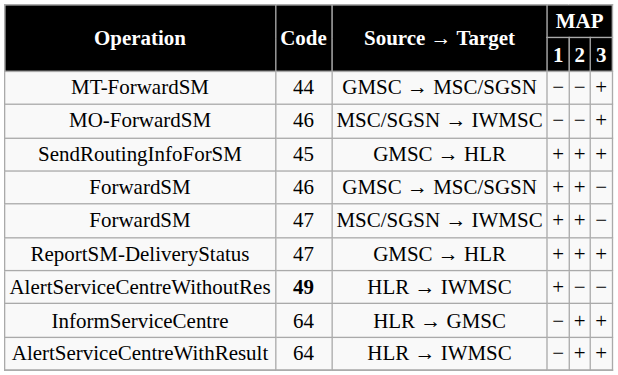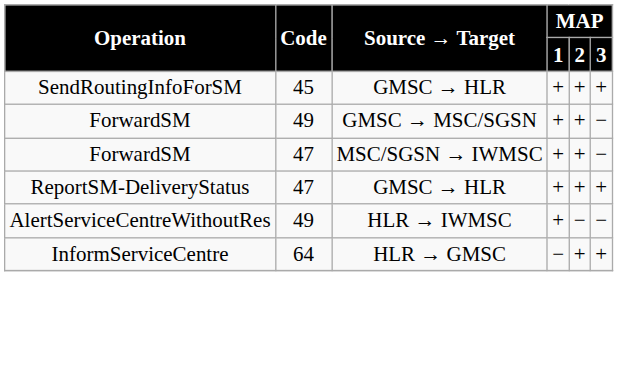- row: (140, 87)
- row: (140, 120)
(304, 187) 46 -> (304, 120) 49
(304, 287) bold -> (304, 220) normal
- row: (140, 353)
